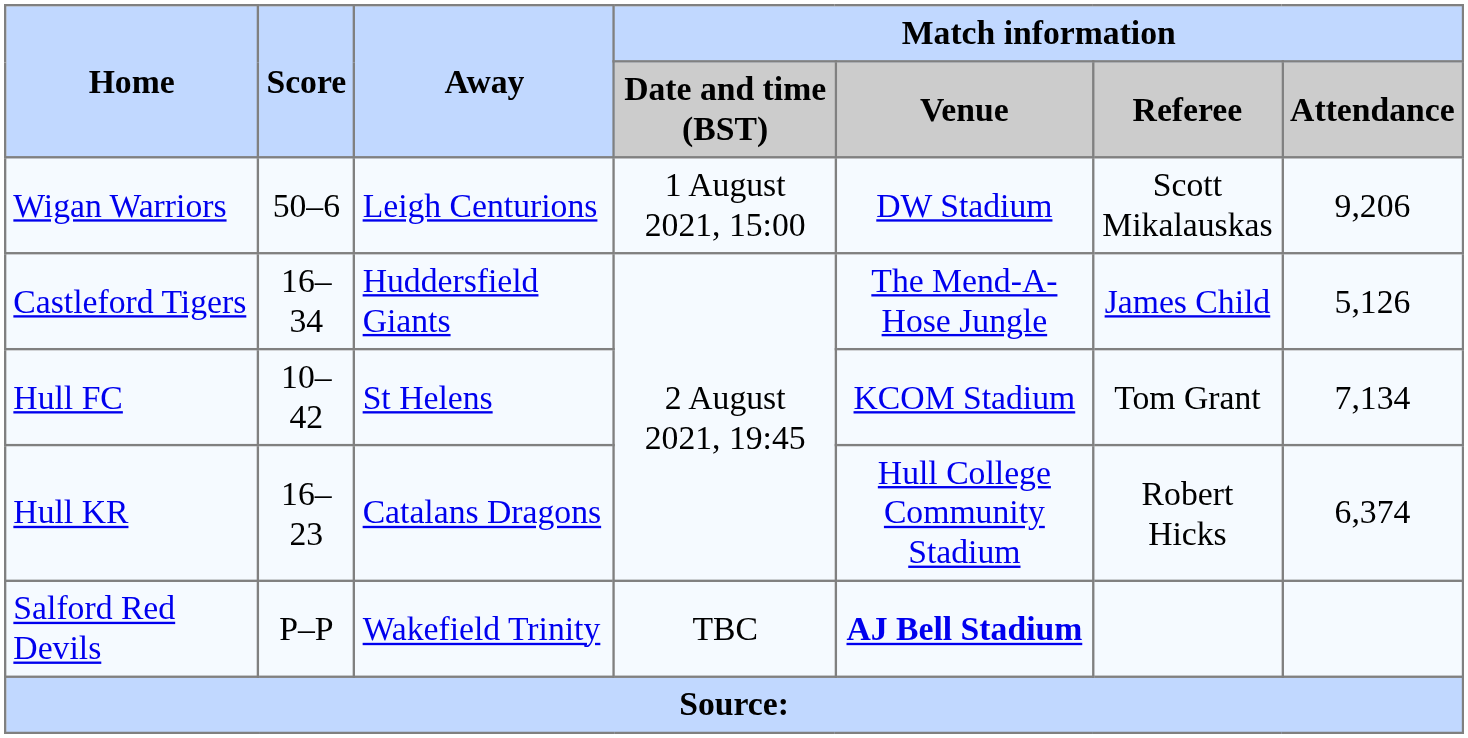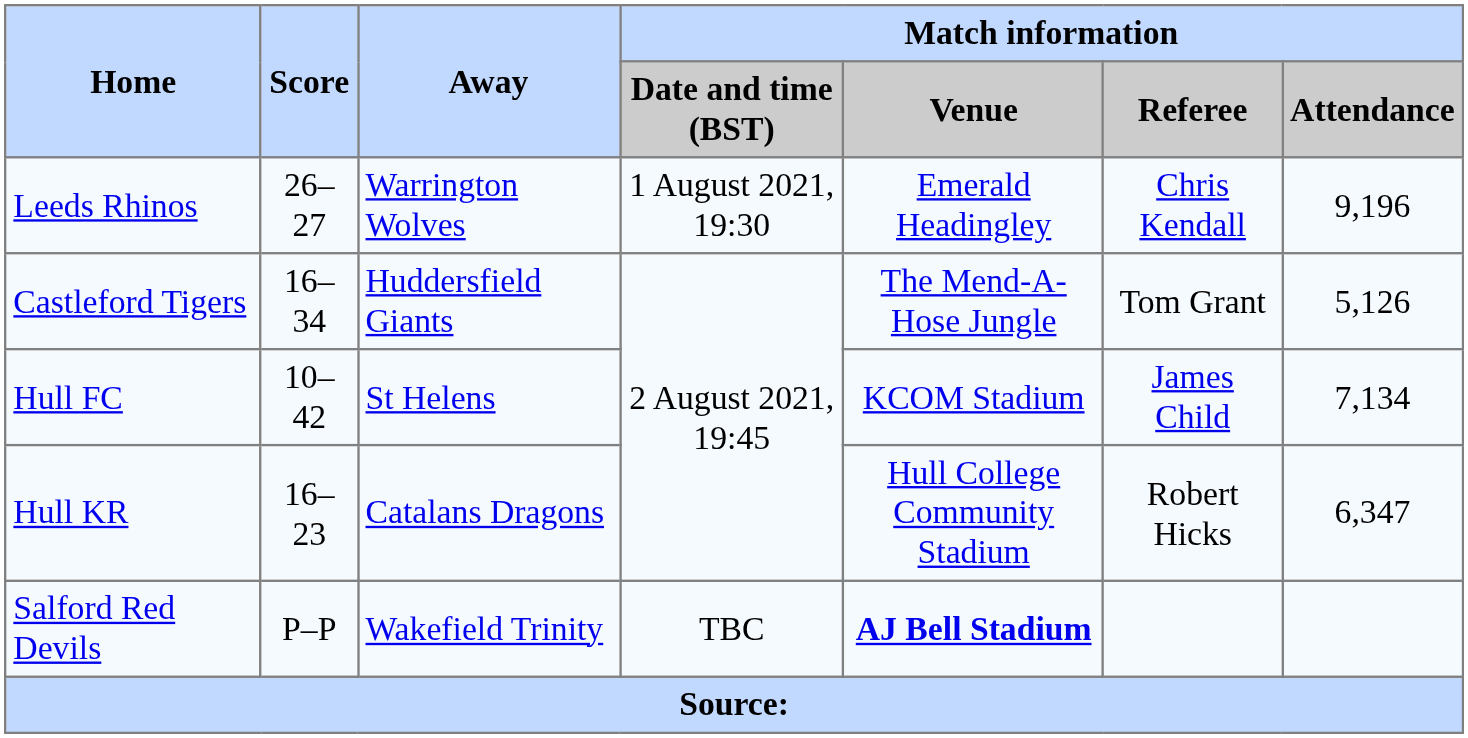- row: (120, 204)
+ row: (105, 204)
(1187, 300) James Child -> (1193, 300) Tom Grant
(1187, 396) Tom Grant -> (1193, 396) James Child
(1372, 512) 6,374 -> (1372, 512) 6,347
